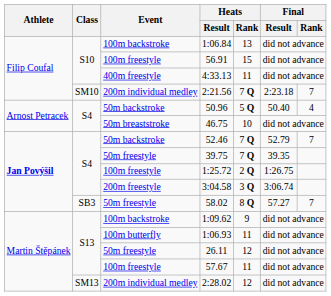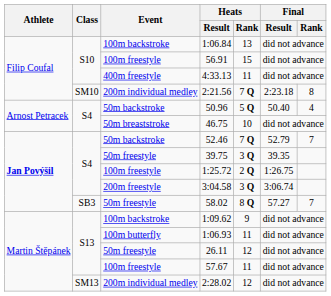(311, 92) 7 -> (311, 92) 8
(247, 156) 7 Q -> (247, 156) 3 Q
